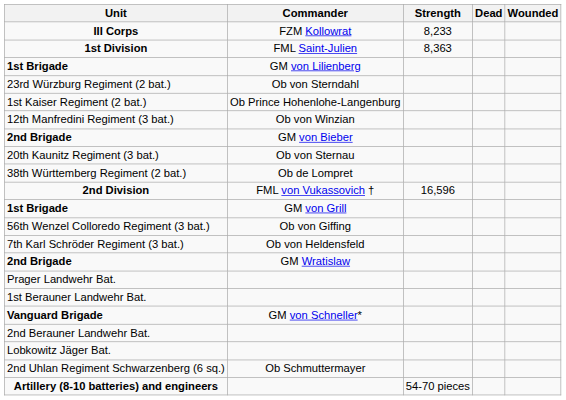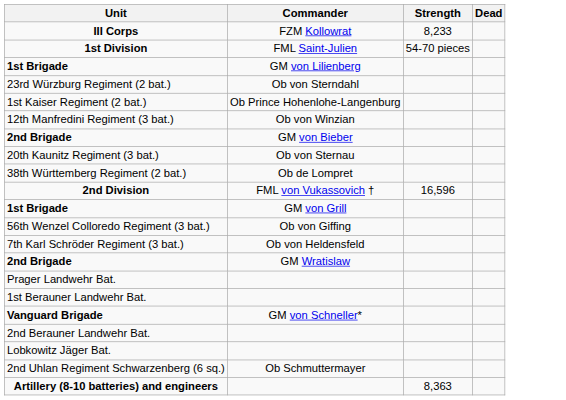- column: (533, 13)
(438, 48) 8,363 -> (438, 48) 54-70 pieces
(438, 386) 54-70 pieces -> (438, 386) 8,363
